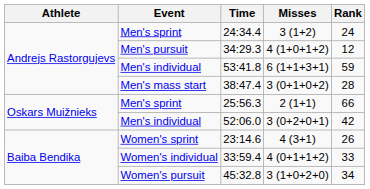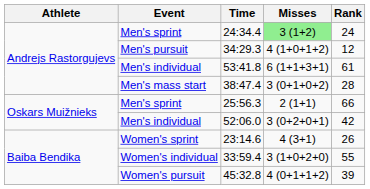(298, 32) no background -> (298, 32) lightgreen background
(348, 68) 59 -> (348, 68) 61
(298, 158) 4 (0+1+1+2) -> (298, 158) 3 (1+0+2+0)
(348, 158) 33 -> (348, 158) 55
(298, 176) 3 (1+0+2+0) -> (298, 176) 4 (0+1+1+2)
(348, 176) 34 -> (348, 176) 39
